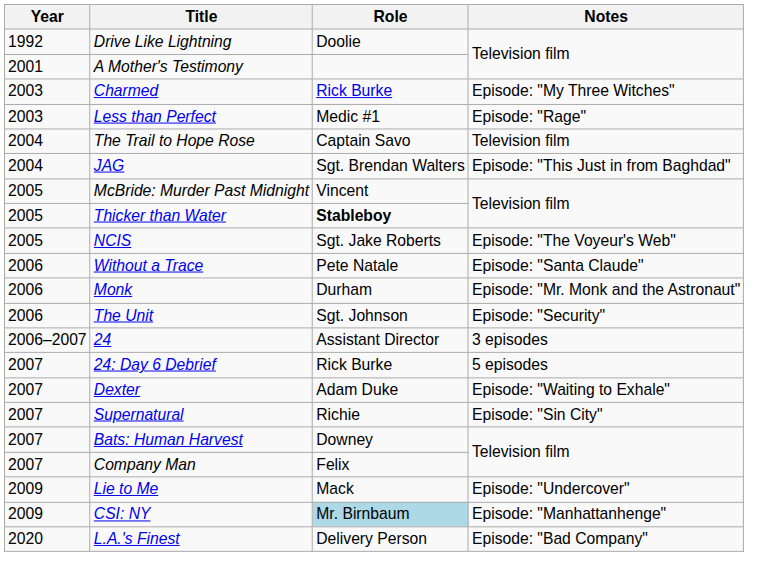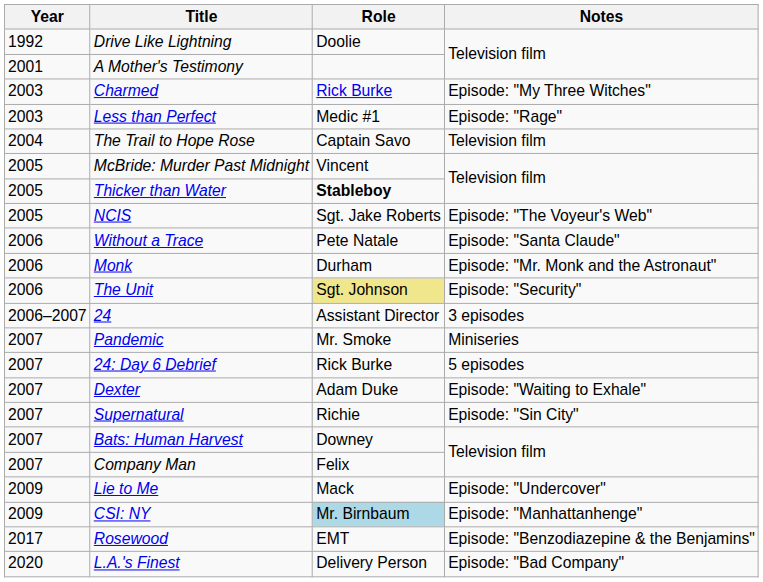- row: (109, 166)
(362, 315) no background -> (362, 290) khaki background
+ row: (129, 340)
+ row: (131, 539)
